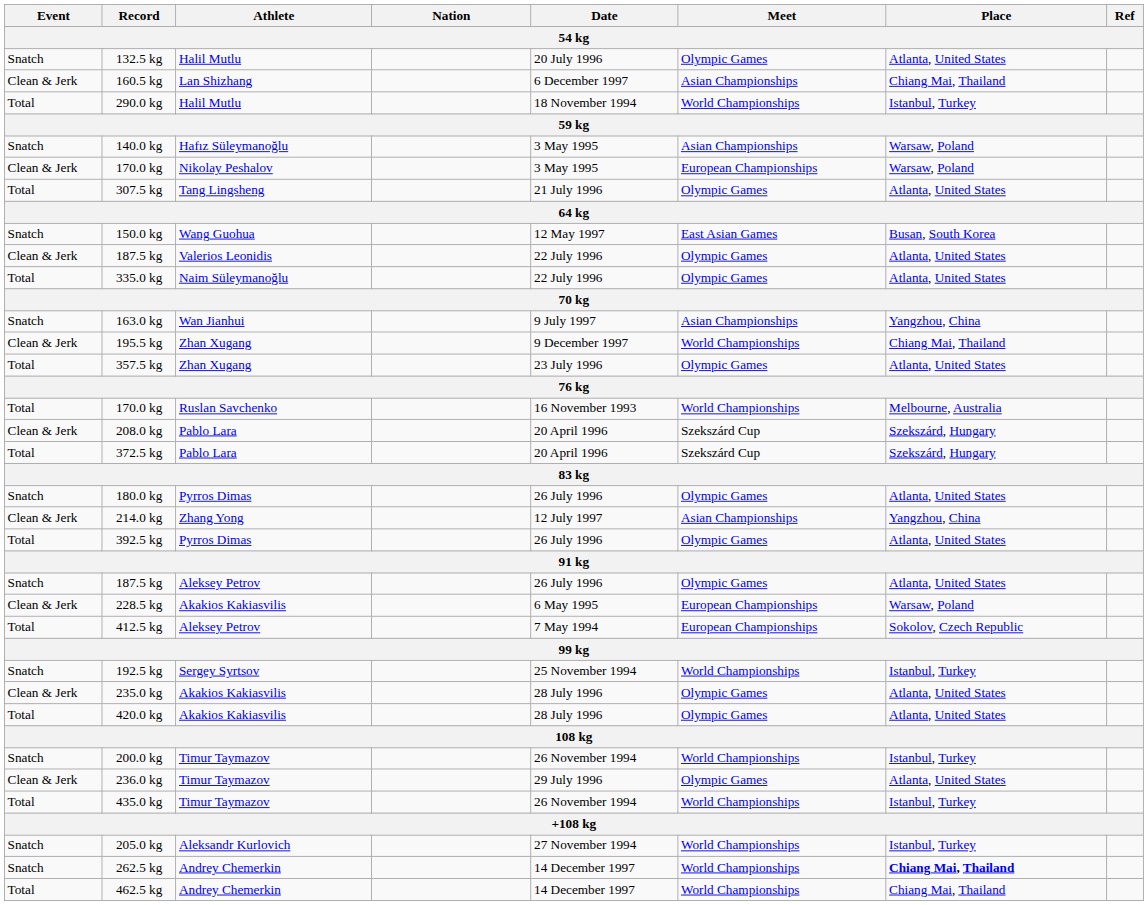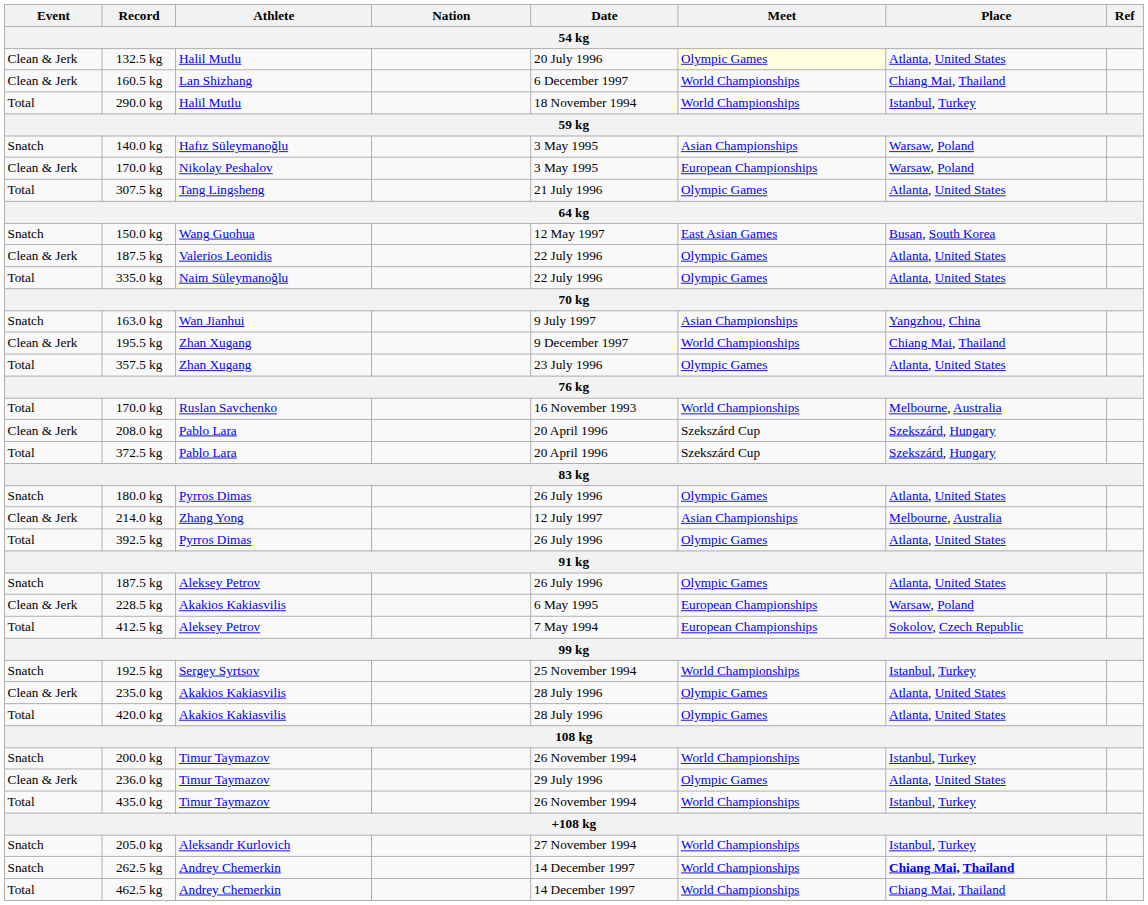(26, 59) Snatch -> (42, 59) Clean & Jerk
(724, 59) no background -> (724, 59) lightyellow background
(739, 81) Asian Championships -> (740, 81) World Championships
(935, 518) Yangzhou, China -> (945, 518) Melbourne, Australia
